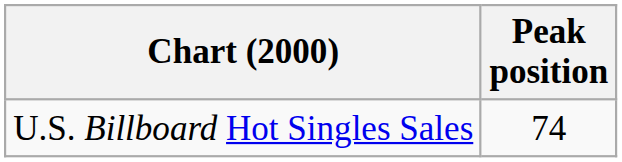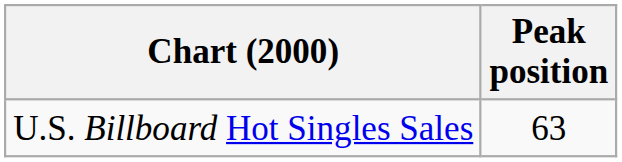(549, 127) 74 -> (549, 127) 63
